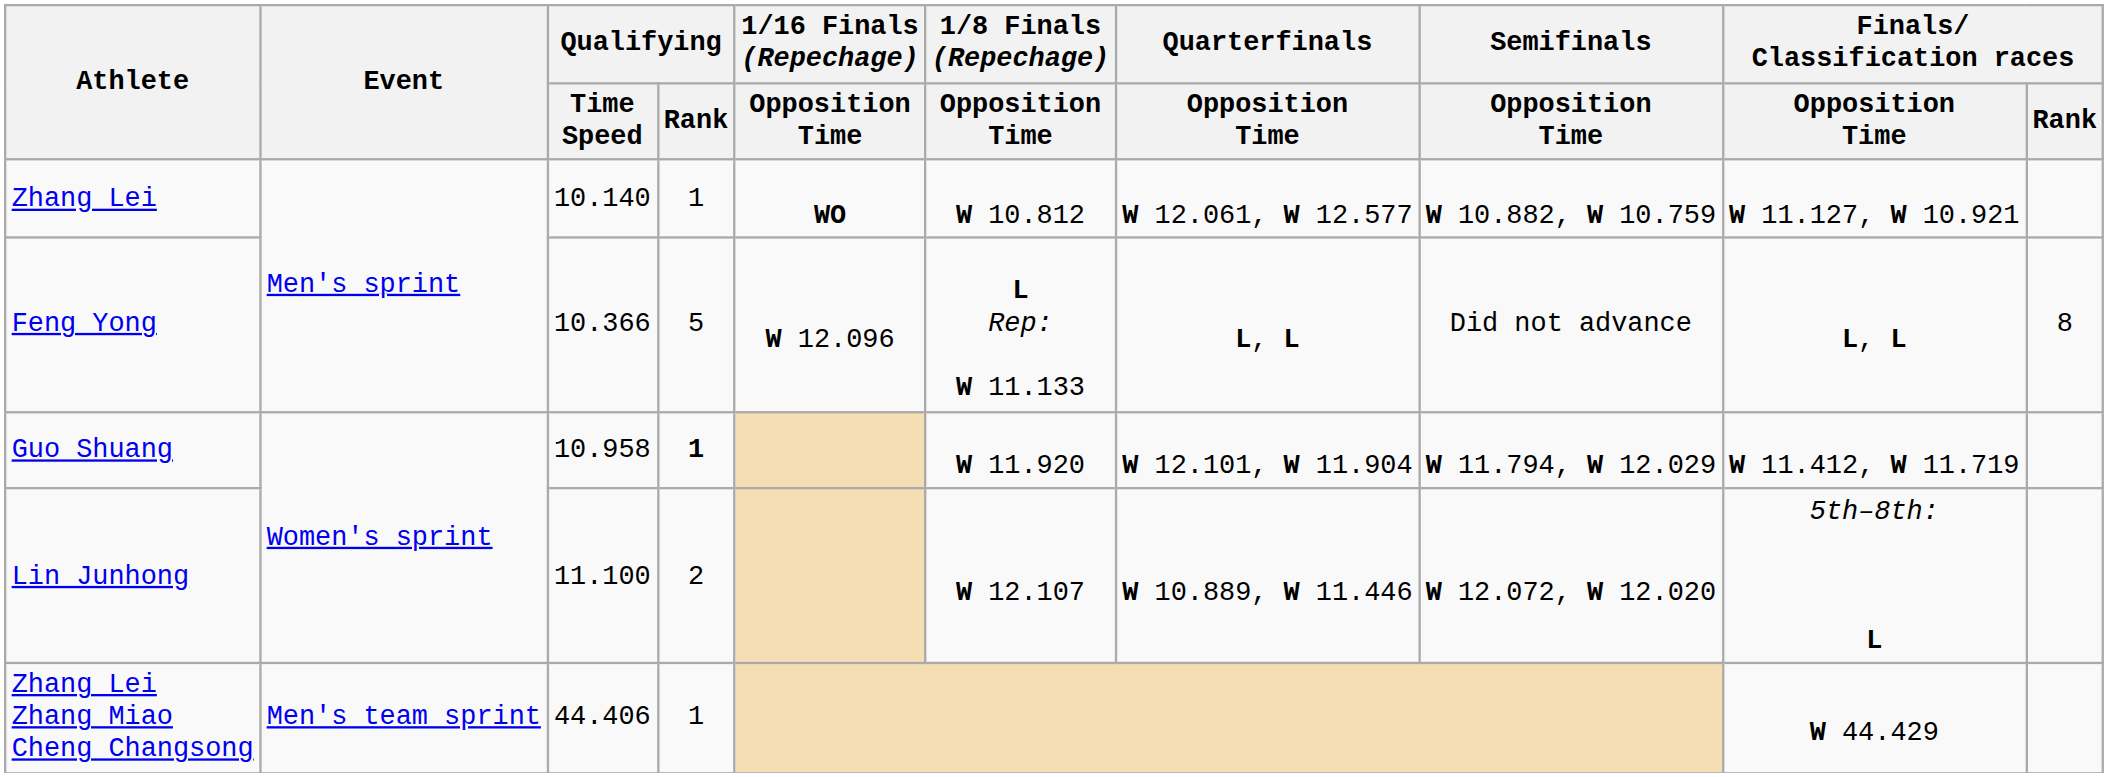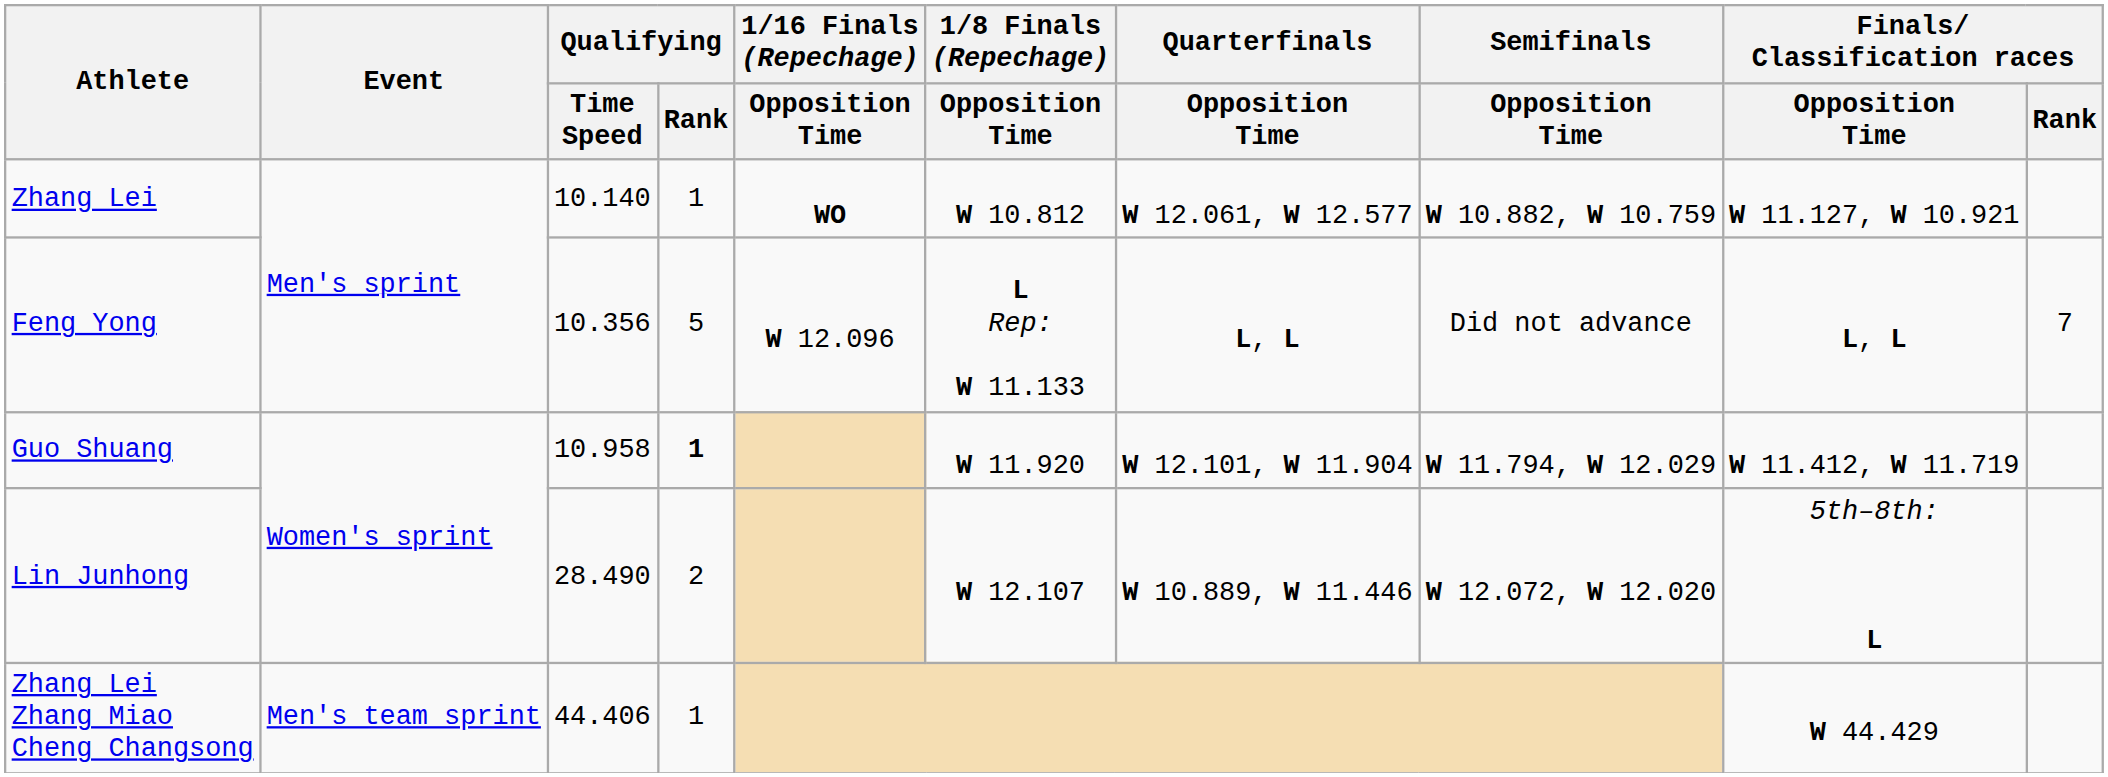(602, 324) 10.366 -> (602, 324) 10.356
(2065, 324) 8 -> (2065, 324) 7
(602, 575) 11.100 -> (602, 575) 28.490
